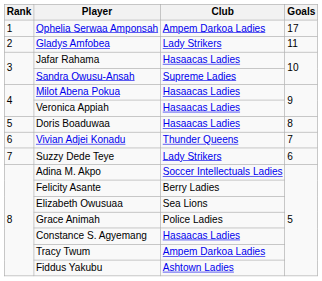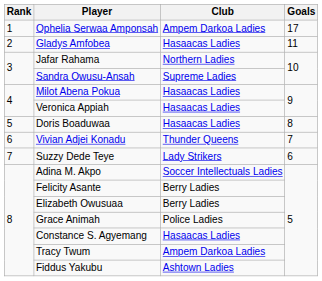(192, 44) Lady Strikers -> (201, 44) Hasaacas Ladies
(201, 60) Hasaacas Ladies -> (199, 60) Northern Ladies
(185, 204) Sea Lions -> (191, 204) Berry Ladies
